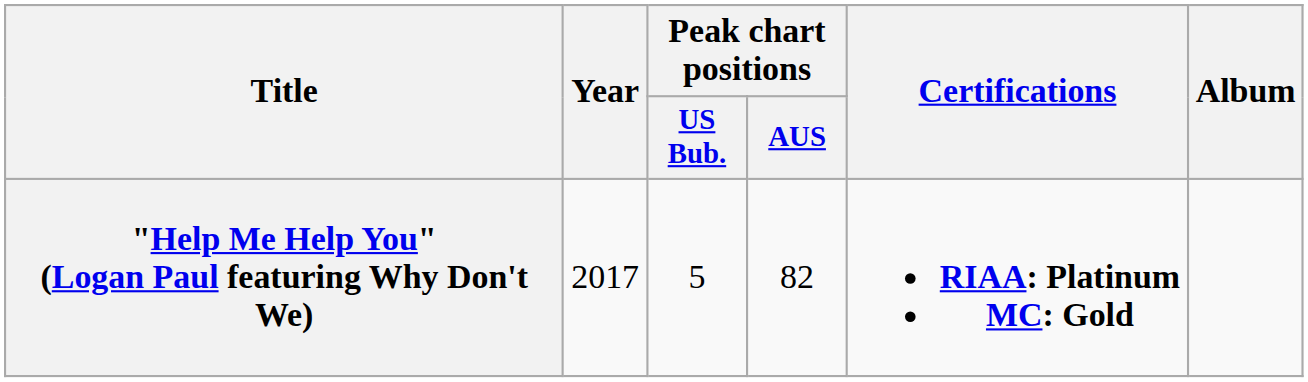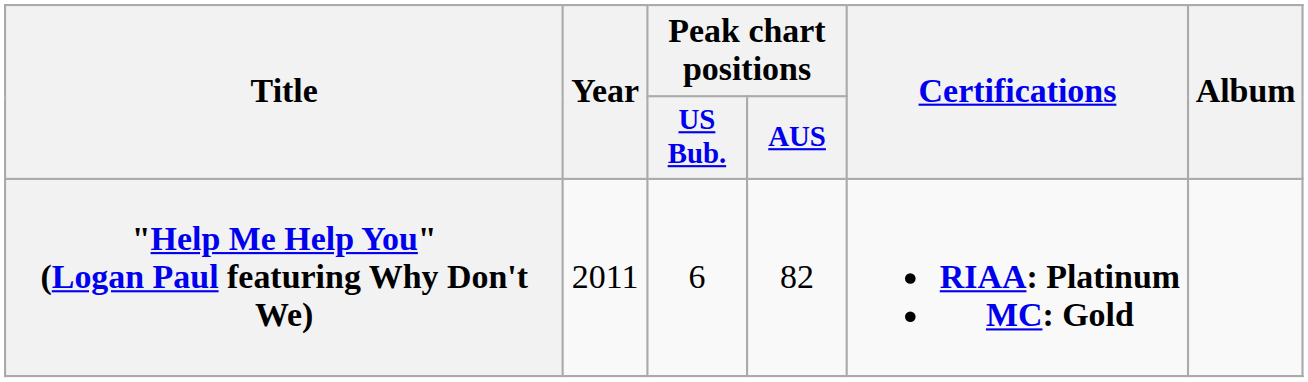(605, 276) 2017 -> (605, 276) 2011
(697, 276) 5 -> (697, 276) 6
